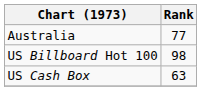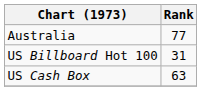(179, 55) 98 -> (179, 55) 31
